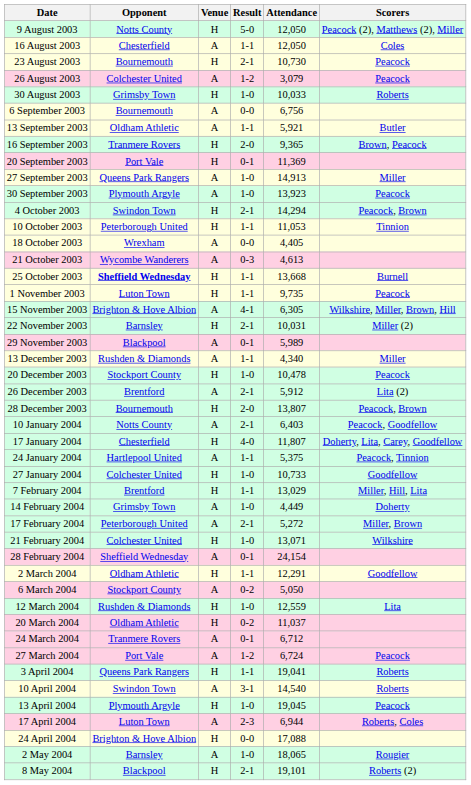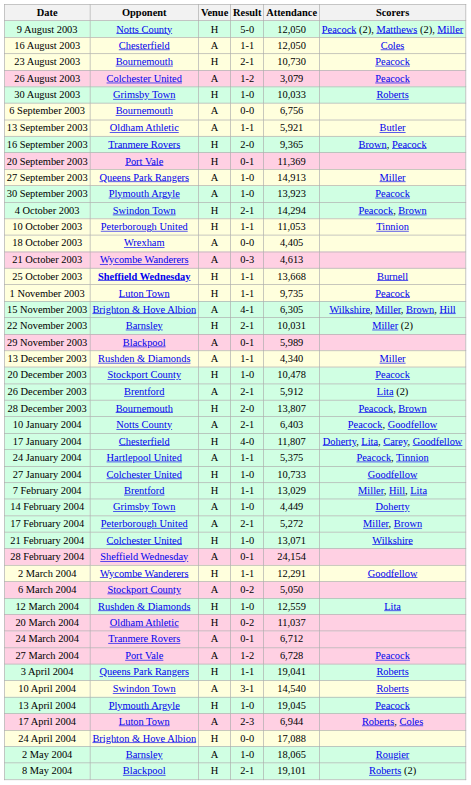(144, 573) Oldham Athletic -> (144, 573) Wycombe Wanderers
(292, 656) 6,724 -> (292, 656) 6,728
